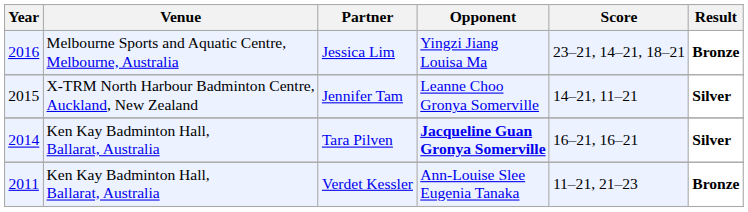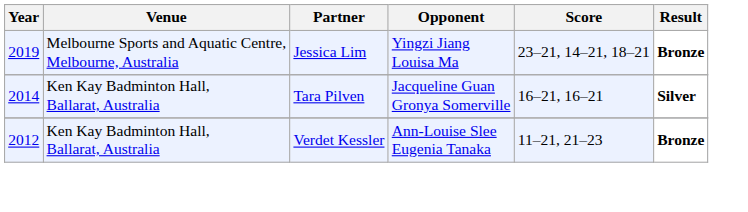(24, 52) 2016 -> (24, 52) 2019
- row: (362, 96)
(483, 140) bold -> (451, 96) normal
(24, 184) 2011 -> (24, 140) 2012
